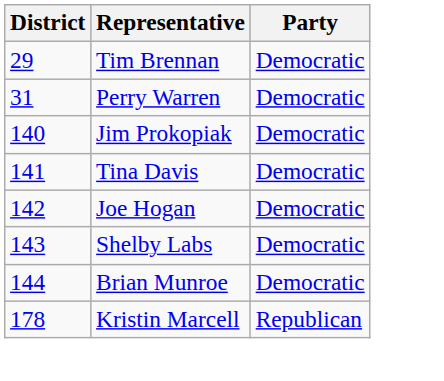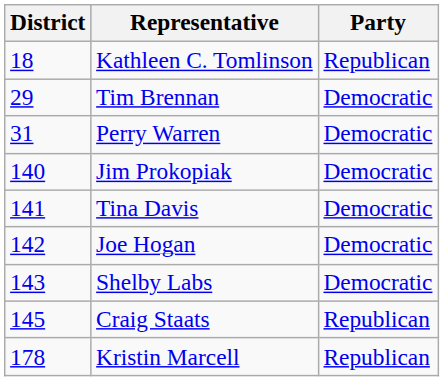+ row: (204, 60)
- row: (162, 282)
+ row: (153, 319)
